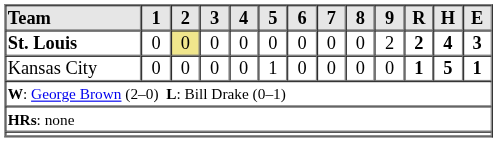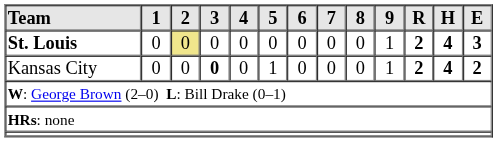(390, 43) 2 -> (390, 43) 1
(215, 68) normal -> (215, 68) bold
(390, 68) 0 -> (390, 68) 1
(419, 68) 1 -> (419, 68) 2
(448, 68) 5 -> (448, 68) 4
(477, 68) 1 -> (477, 68) 2
